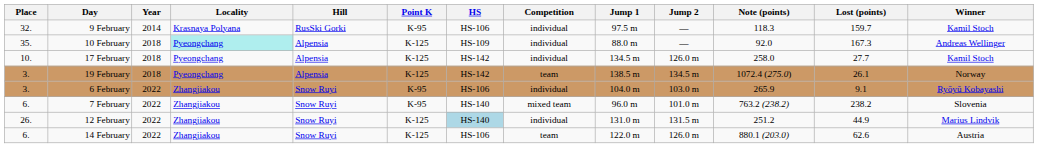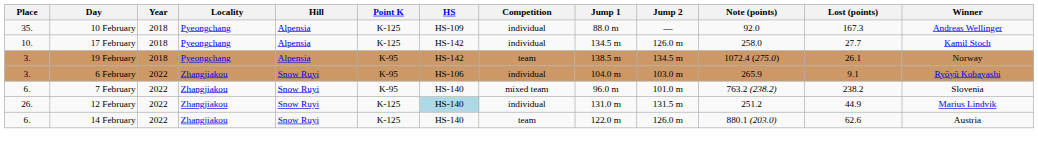- row: (110, 27)
(198, 43) paleturquoise background -> (206, 27) no background
(417, 74) K-125 -> (388, 58) K-95
(475, 135) HS-106 -> (449, 120) HS-140
